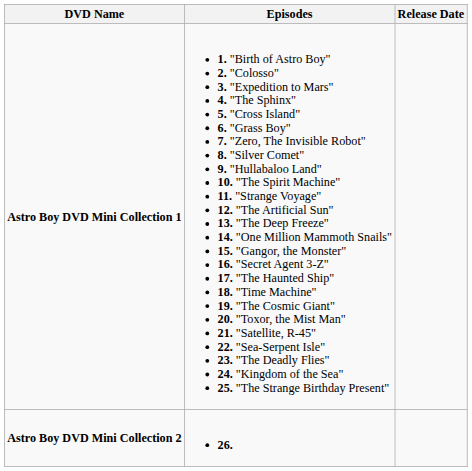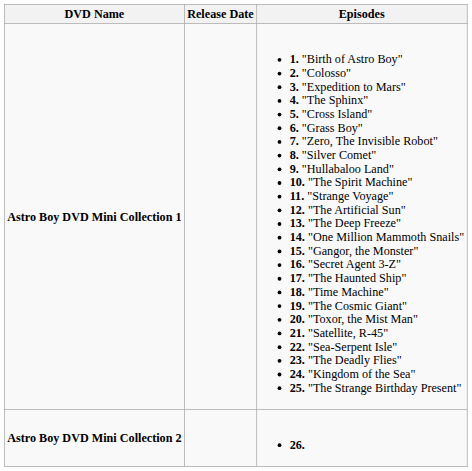columns swapped: (290, 14) <-> (431, 14)
